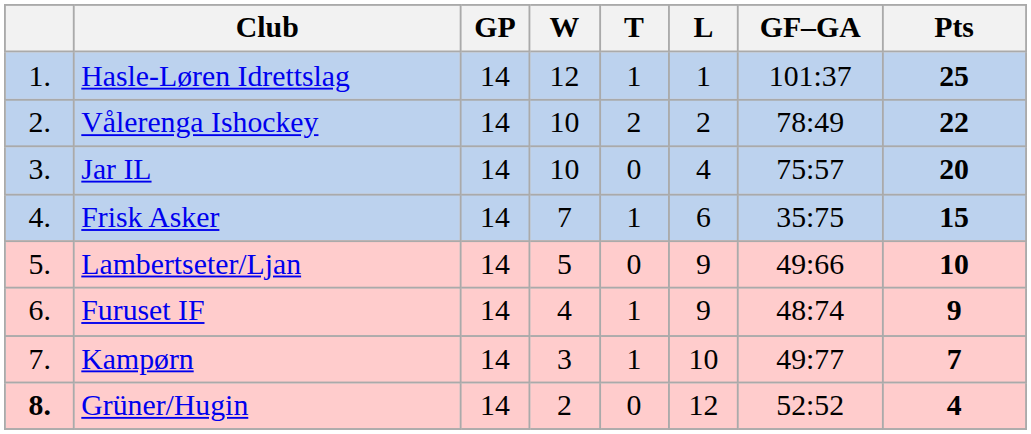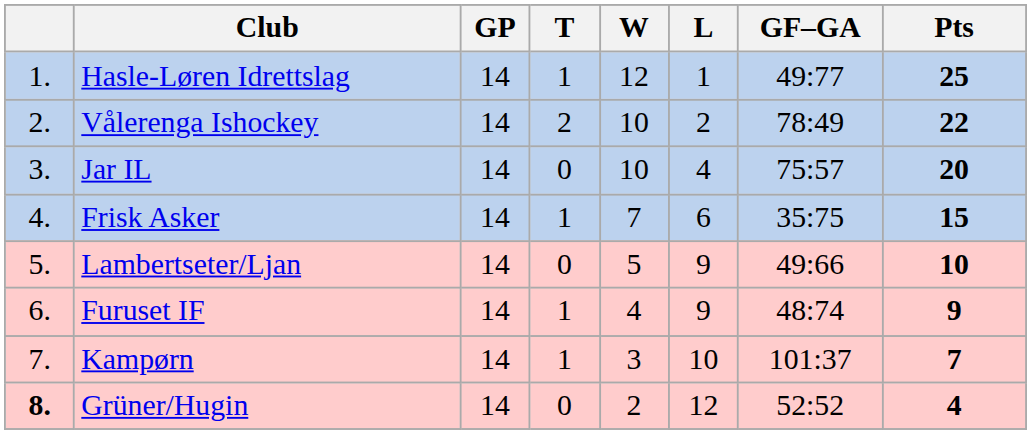columns swapped: (564, 28) <-> (634, 28)
(810, 75) 101:37 -> (810, 75) 49:77
(810, 358) 49:77 -> (810, 358) 101:37
